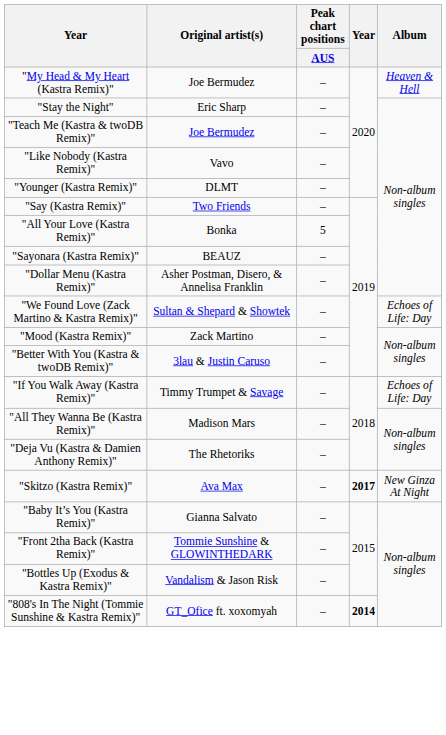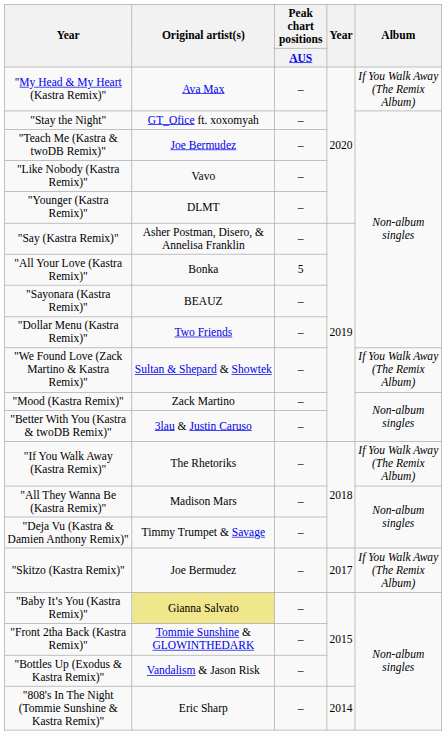(222, 82) Joe Bermudez -> (203, 89) Ava Max
(410, 82) Heaven & Hell -> (398, 89) If You Walk Away (The Remix Album)
(222, 107) Eric Sharp -> (203, 120) GT_Ofice ft. xoxomyah
(222, 206) Two Friends -> (203, 238) Asher Postman, Disero, & Annelisa Franklin
(222, 280) Asher Postman, Disero, & Annelisa Franklin -> (203, 332) Two Friends
(410, 311) Echoes of Life: Day -> (398, 370) If You Walk Away (The Remix Album)
(222, 392) Timmy Trumpet & Savage -> (203, 463) The Rhetoriks
(410, 392) Echoes of Life: Day -> (398, 463) If You Walk Away (The Remix Album)
(222, 454) The Rhetoriks -> (203, 532) Timmy Trumpet & Savage
(222, 486) Ava Max -> (203, 570) Joe Bermudez
(363, 486) bold -> (341, 570) normal
(410, 486) New Ginza At Night -> (398, 570) If You Walk Away (The Remix Album)
(222, 517) no background -> (203, 608) khaki background
(222, 611) GT_Ofice ft. xoxomyah -> (203, 708) Eric Sharp
(363, 611) bold -> (341, 708) normal
